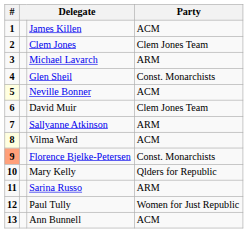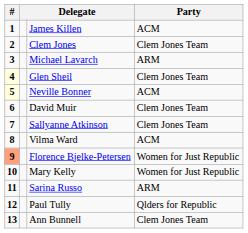(12, 76) no background -> (12, 76) lightyellow background
(176, 76) Const. Monarchists -> (172, 76) Clem Jones Team
(148, 124) ARM -> (172, 124) Clem Jones Team
(12, 140) lightyellow background -> (12, 140) no background
(176, 156) Const. Monarchists -> (188, 156) Women for Just Republic
(177, 172) Qlders for Republic -> (188, 172) Women for Just Republic
(188, 204) Women for Just Republic -> (177, 204) Qlders for Republic
(148, 220) ACM -> (172, 220) Clem Jones Team
